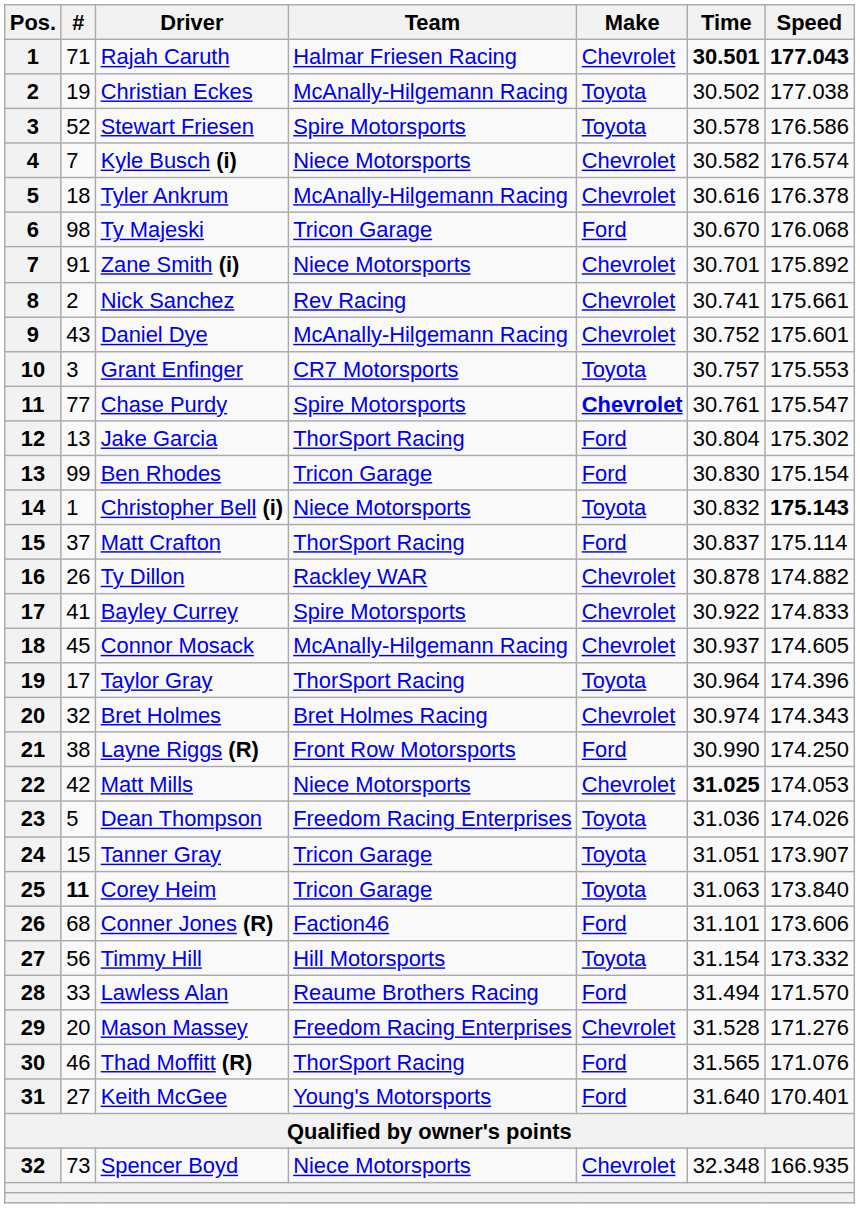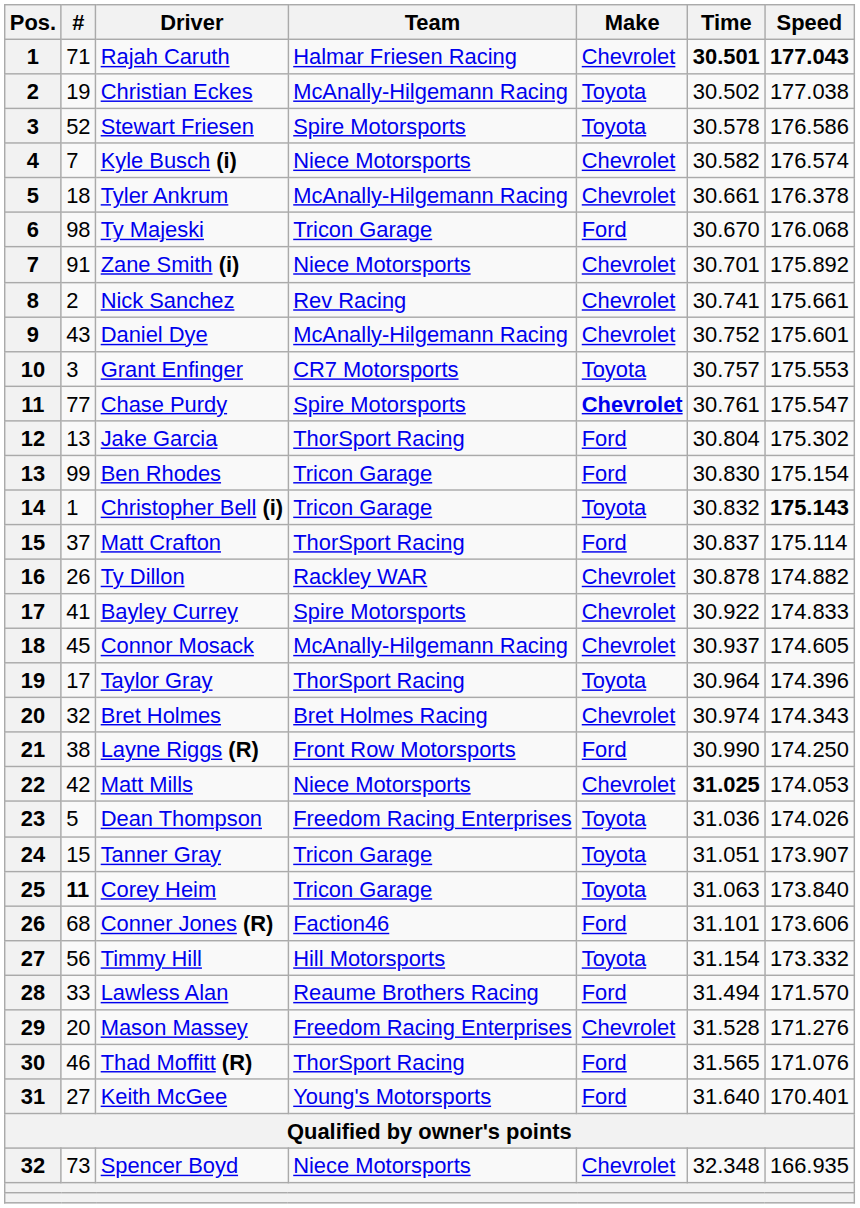(726, 195) 30.616 -> (726, 195) 30.661
(382, 507) Niece Motorsports -> (363, 507) Tricon Garage
